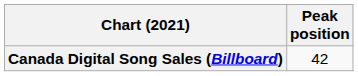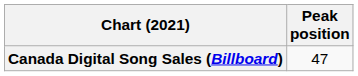(320, 58) 42 -> (320, 58) 47
